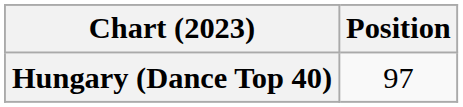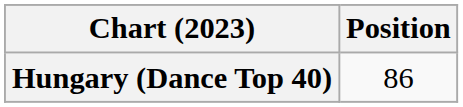(398, 76) 97 -> (398, 76) 86
